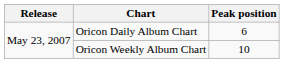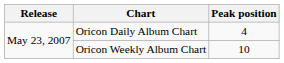(244, 31) 6 -> (244, 31) 4
